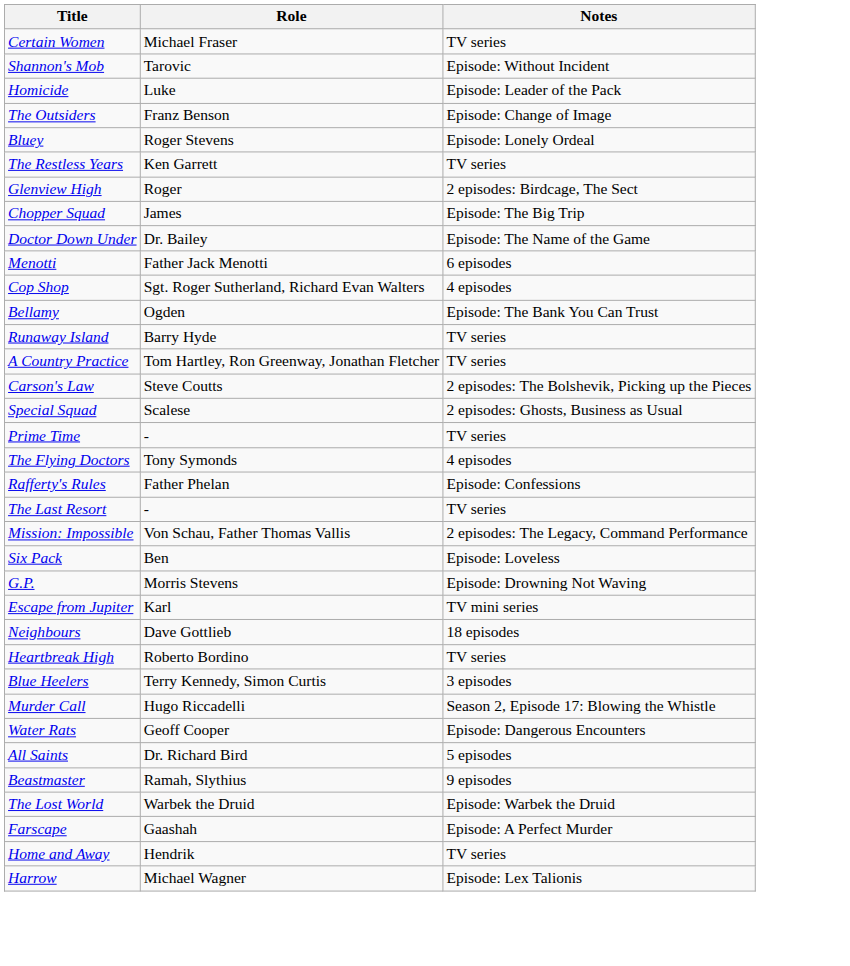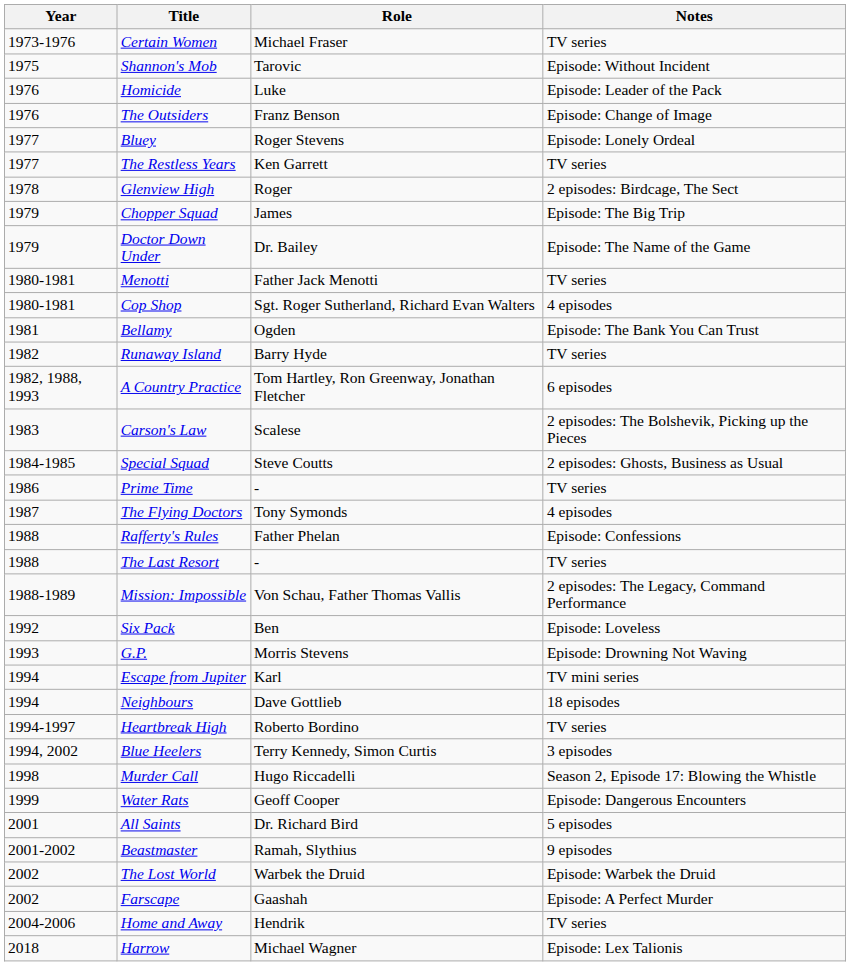+ column: (61, 16)
(479, 262) 6 episodes -> (577, 280) TV series
(476, 361) TV series -> (579, 387) 6 episodes
(183, 386) Steve Coutts -> (277, 429) Scalese
(167, 410) Scalese -> (293, 463) Steve Coutts
